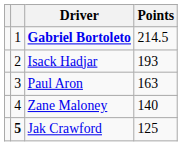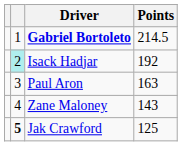(18, 60) no background -> (18, 60) paleturquoise background
(148, 60) 193 -> (148, 60) 192
(148, 106) 140 -> (148, 106) 143
